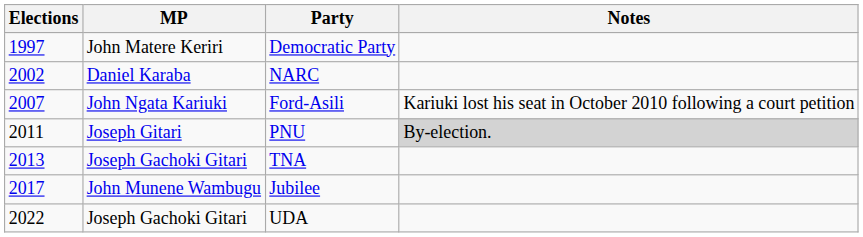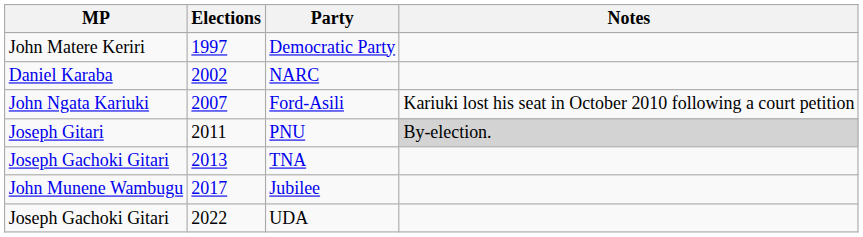columns swapped: (44, 18) <-> (174, 18)
